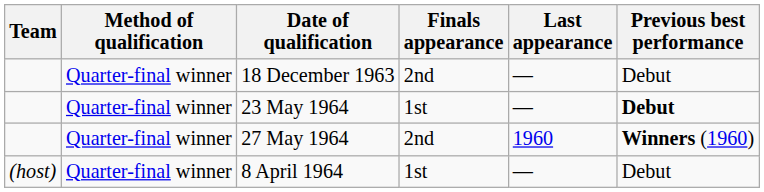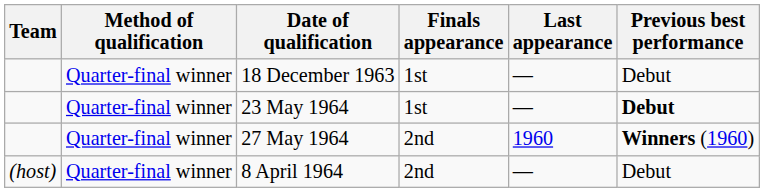(419, 75) 2nd -> (416, 75) 1st
(416, 171) 1st -> (419, 171) 2nd
